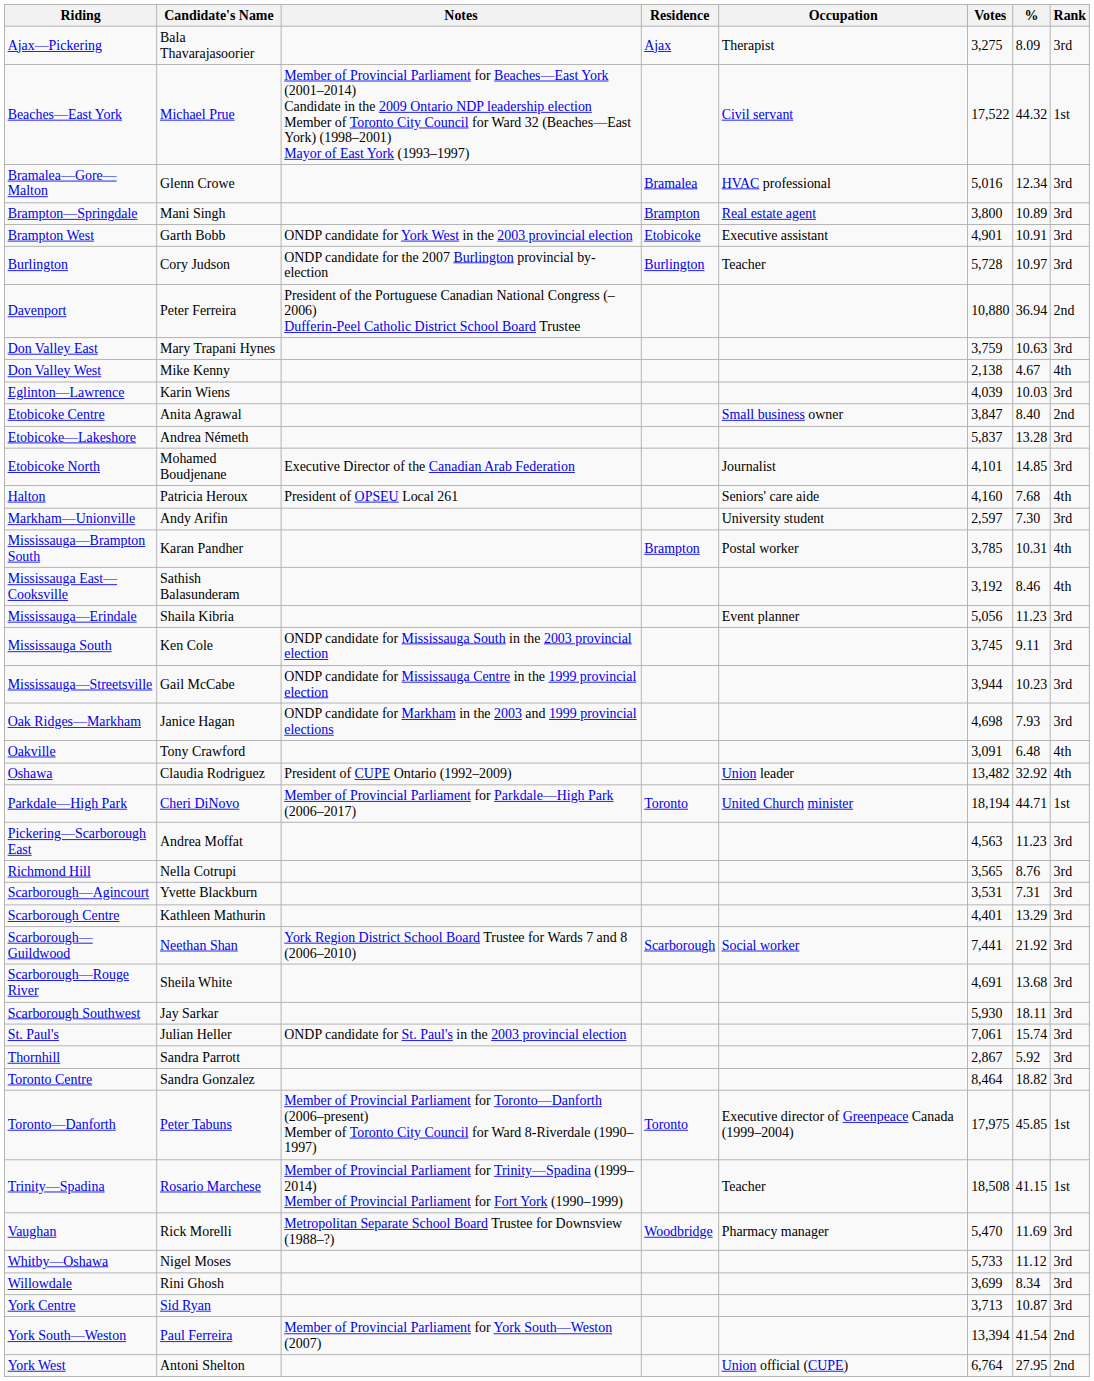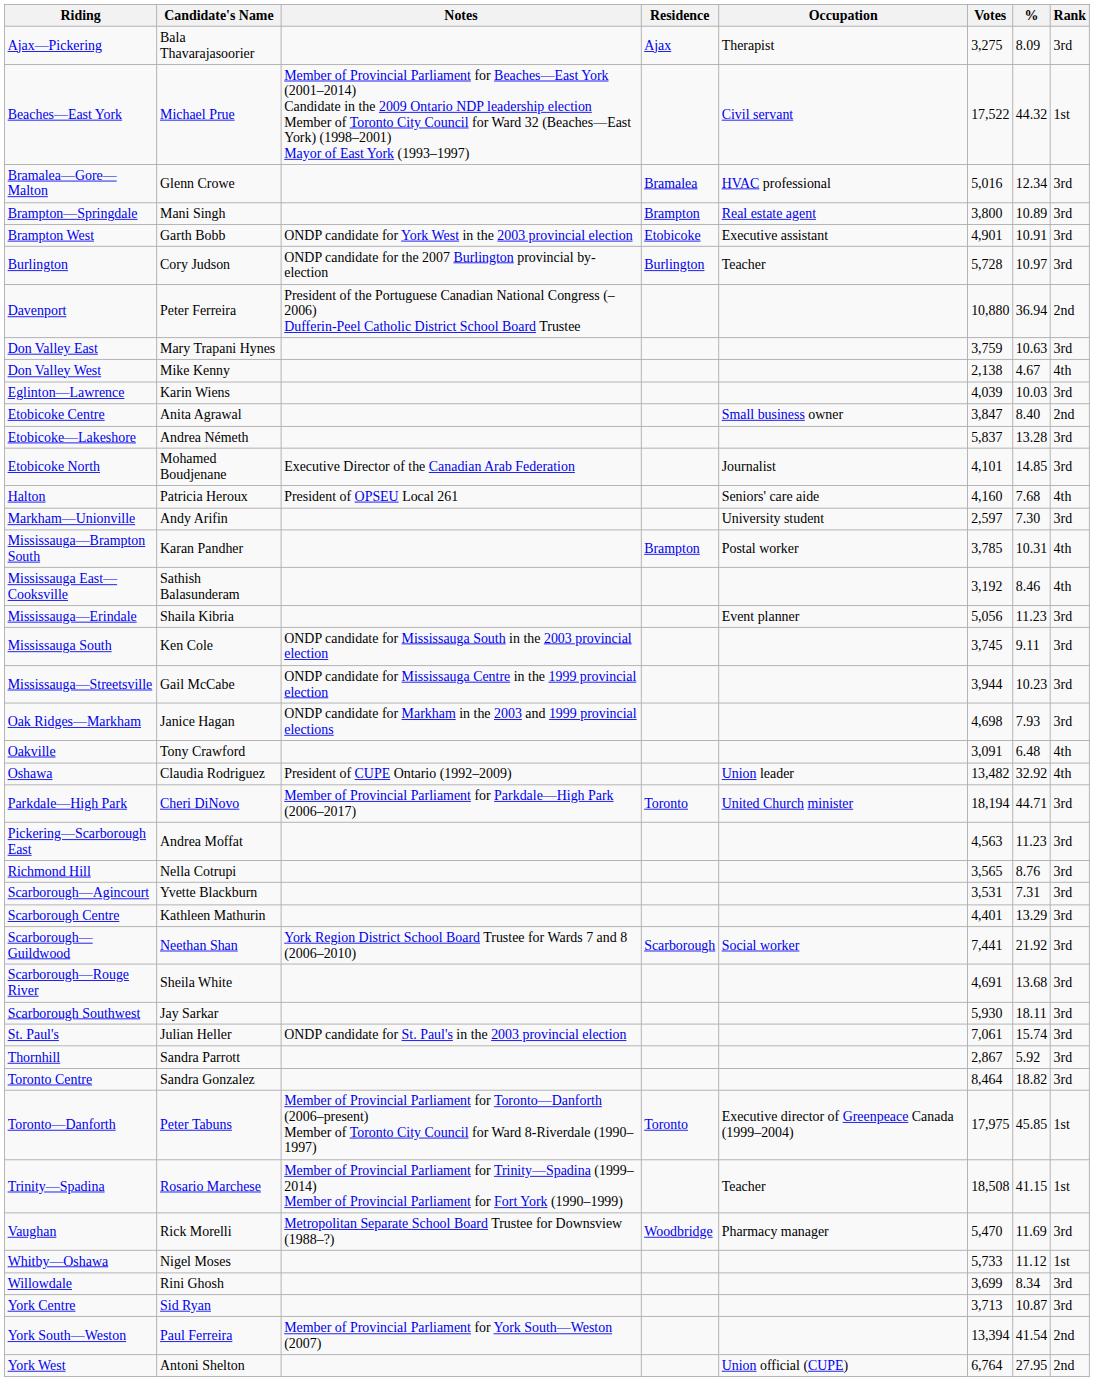(1062, 803) 1st -> (1063, 803) 3rd
(1063, 1261) 3rd -> (1062, 1261) 1st
